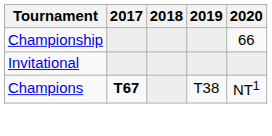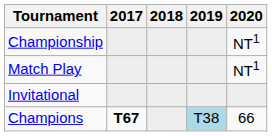(246, 39) 66 -> (246, 41) NT1
+ row: (45, 69)
(206, 89) no background -> (206, 118) lightblue background
(246, 89) NT1 -> (246, 118) 66
